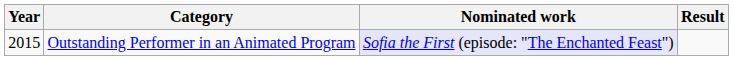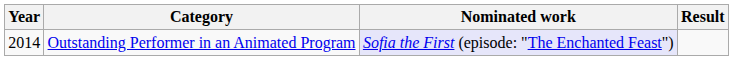(24, 42) 2015 -> (24, 42) 2014
